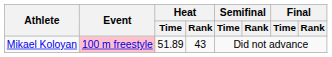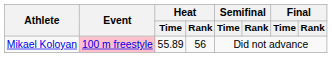(171, 45) 51.89 -> (171, 45) 55.89
(200, 45) 43 -> (200, 45) 56
